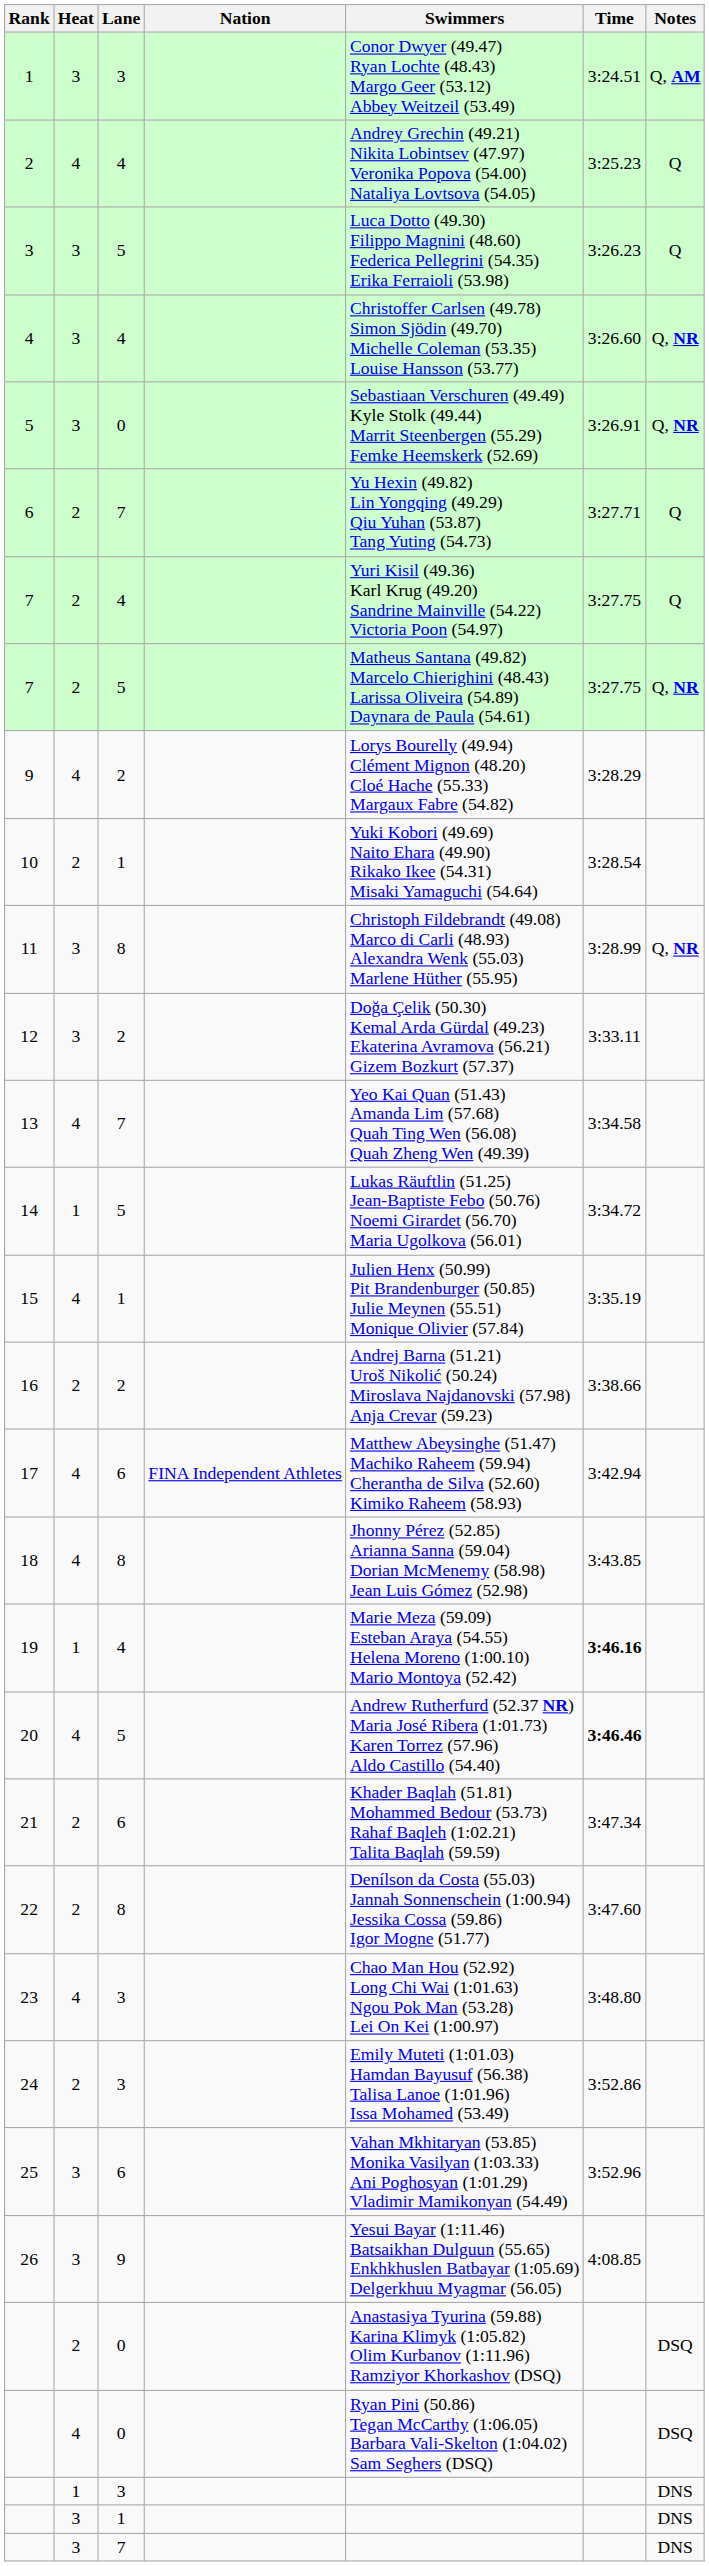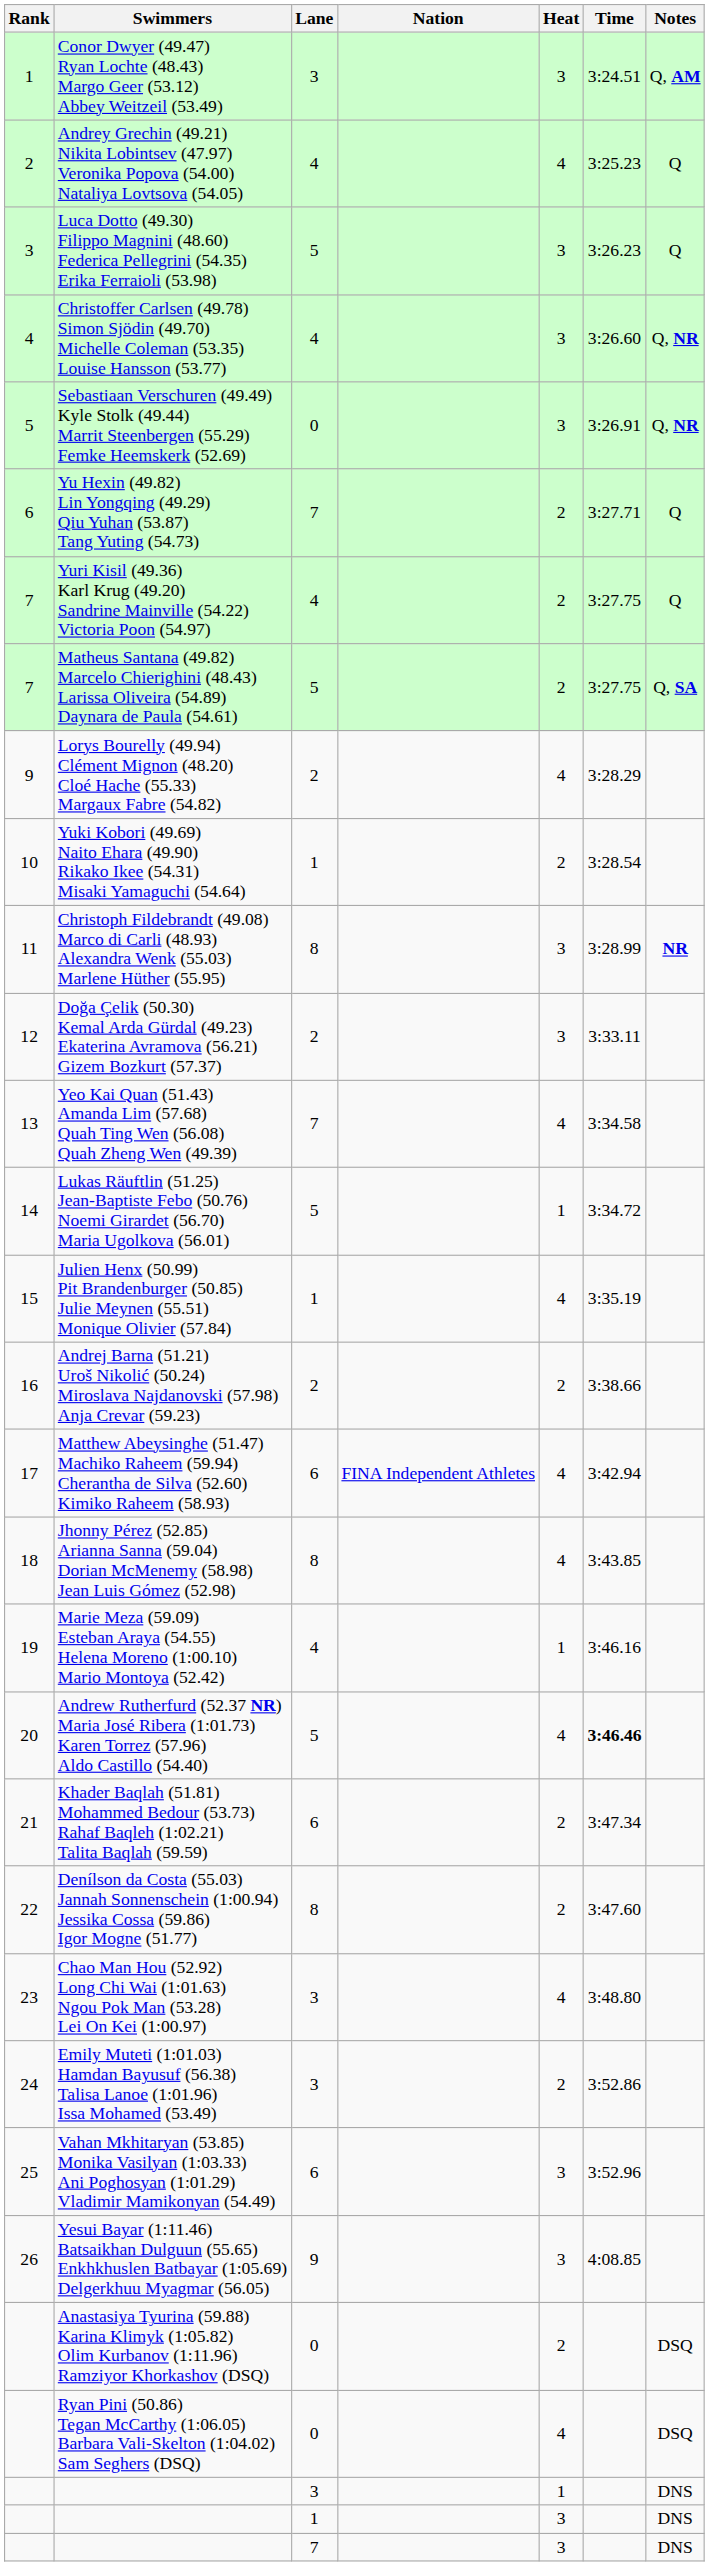columns swapped: (76, 18) <-> (465, 18)
(675, 687) Q, NR -> (675, 687) Q, SA
(675, 949) Q, NR -> (675, 949) NR
(615, 1647) bold -> (615, 1647) normal
